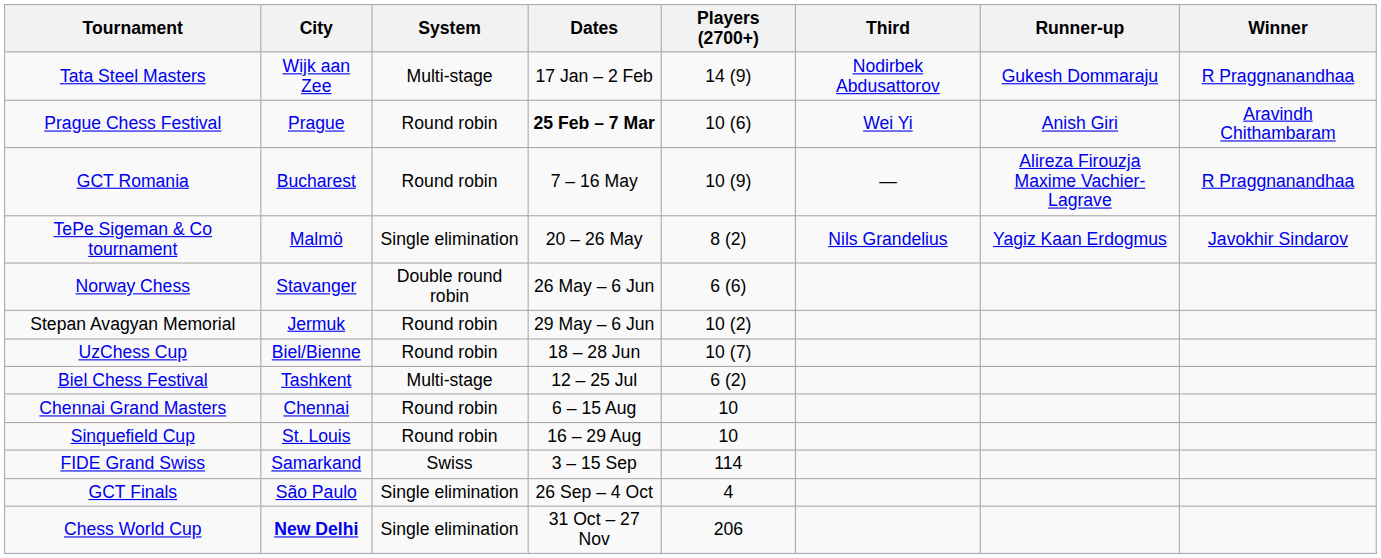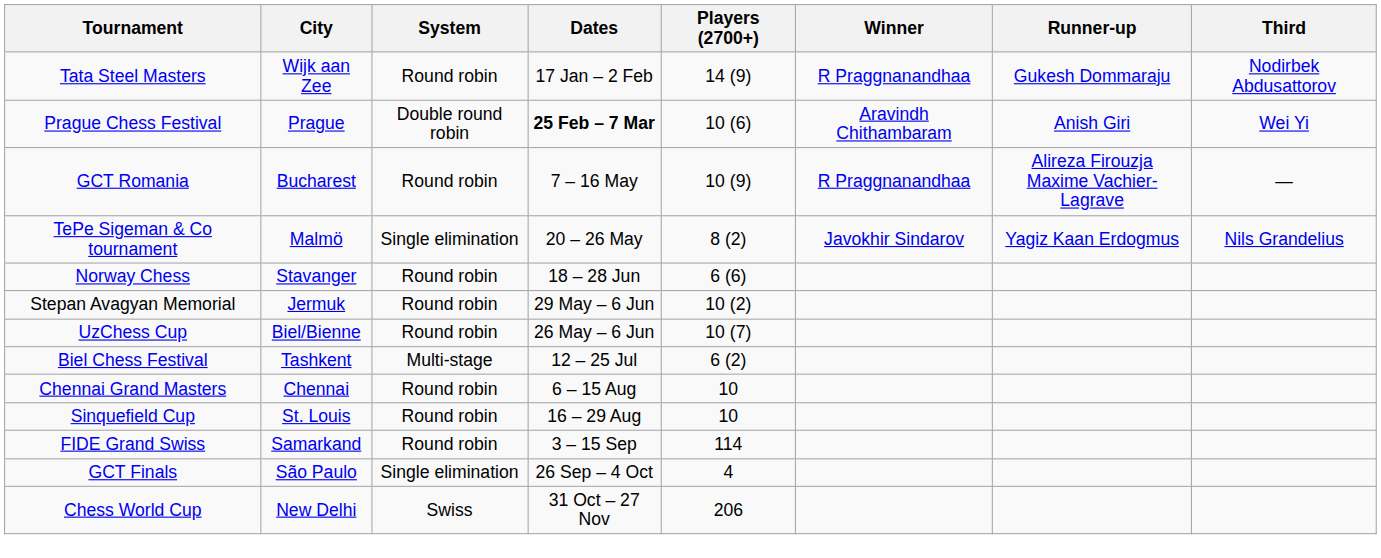columns swapped: (1278, 28) <-> (888, 28)
(450, 76) Multi-stage -> (450, 76) Round robin
(450, 123) Round robin -> (450, 123) Double round robin
(450, 286) Double round robin -> (450, 276) Round robin
(594, 286) 26 May – 6 Jun -> (594, 276) 18 – 28 Jun
(594, 352) 18 – 28 Jun -> (594, 332) 26 May – 6 Jun
(450, 464) Swiss -> (450, 444) Round robin
(316, 529) bold -> (316, 510) normal
(450, 529) Single elimination -> (450, 510) Swiss
